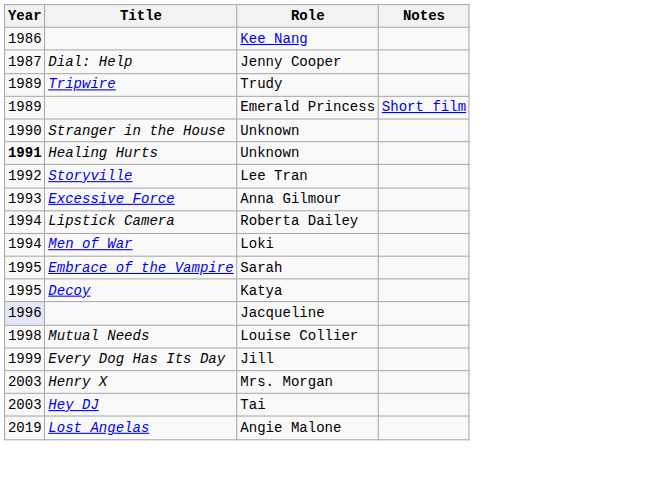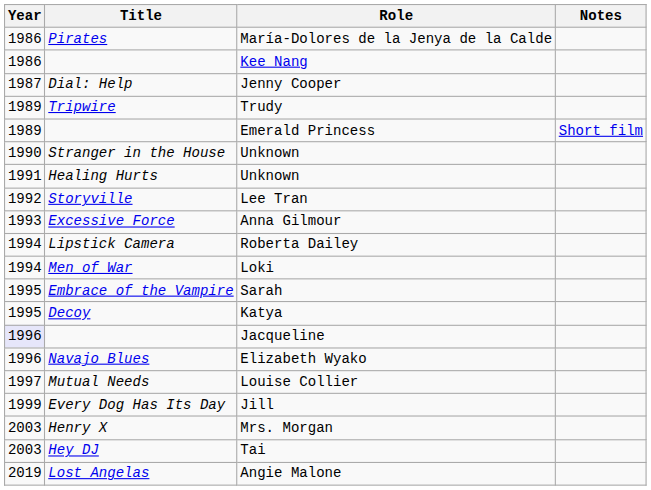+ row: (78, 39)
(25, 153) bold -> (25, 176) normal
+ row: (99, 359)
(25, 336) 1998 -> (25, 382) 1997
